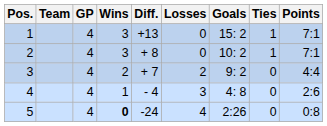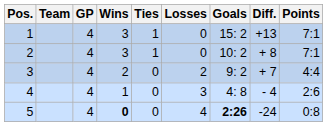columns swapped: (264, 14) <-> (146, 14)
(234, 111) normal -> (235, 111) bold
